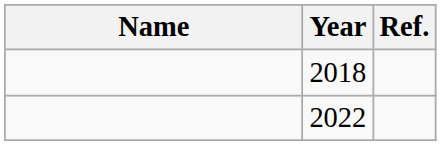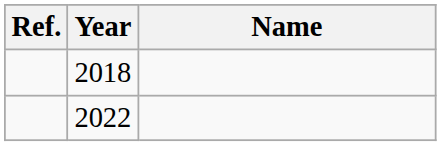columns swapped: (154, 27) <-> (404, 27)
